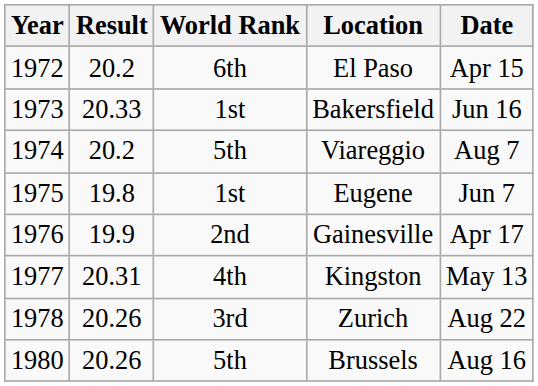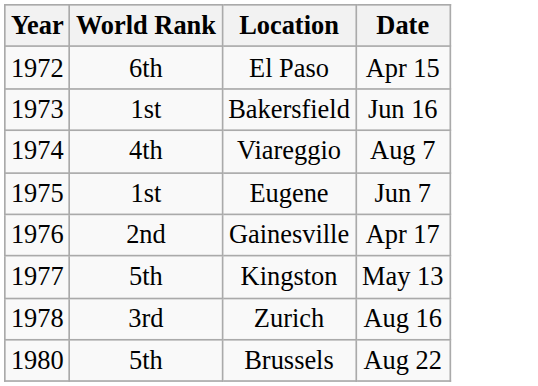- column: (112, 25)
(230, 151) 5th -> (146, 151) 4th
(230, 276) 4th -> (146, 276) 5th
(487, 318) Aug 22 -> (403, 318) Aug 16
(487, 360) Aug 16 -> (403, 360) Aug 22
